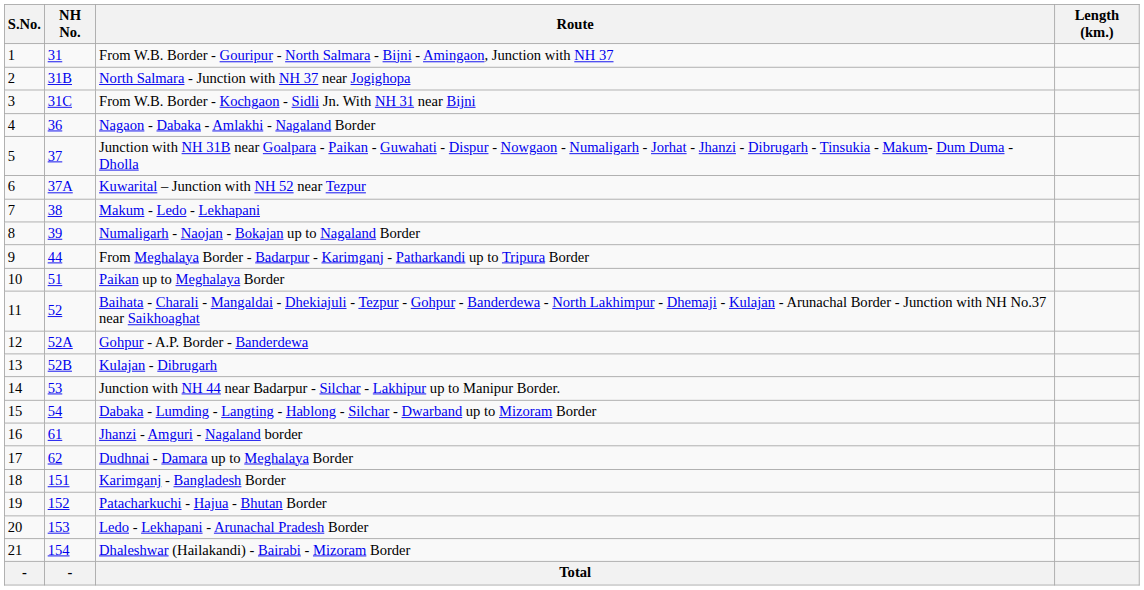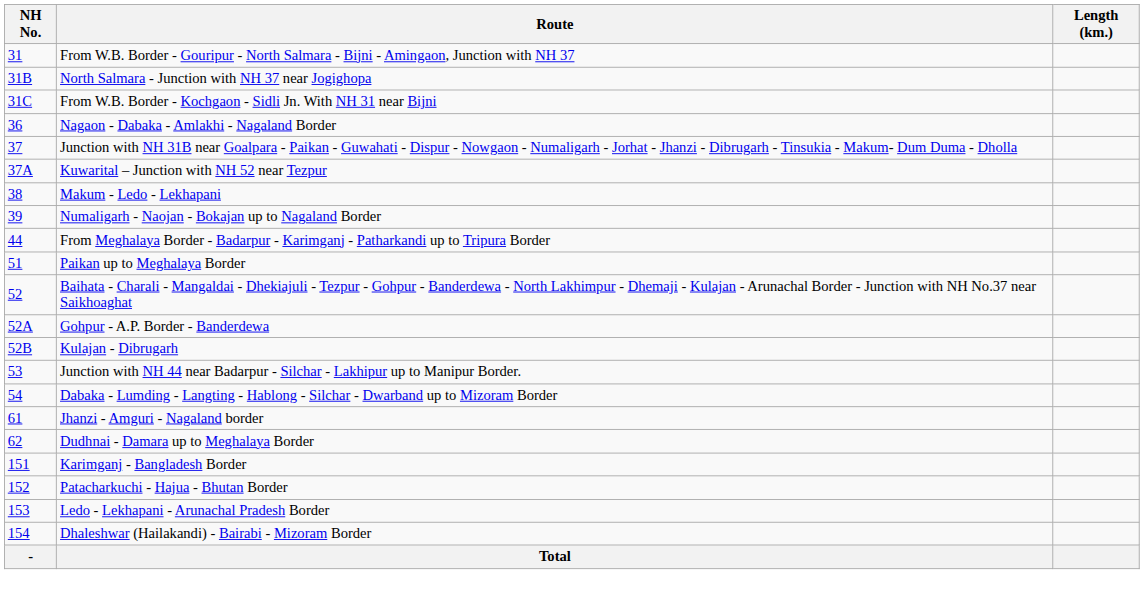- column: (24, 24)
